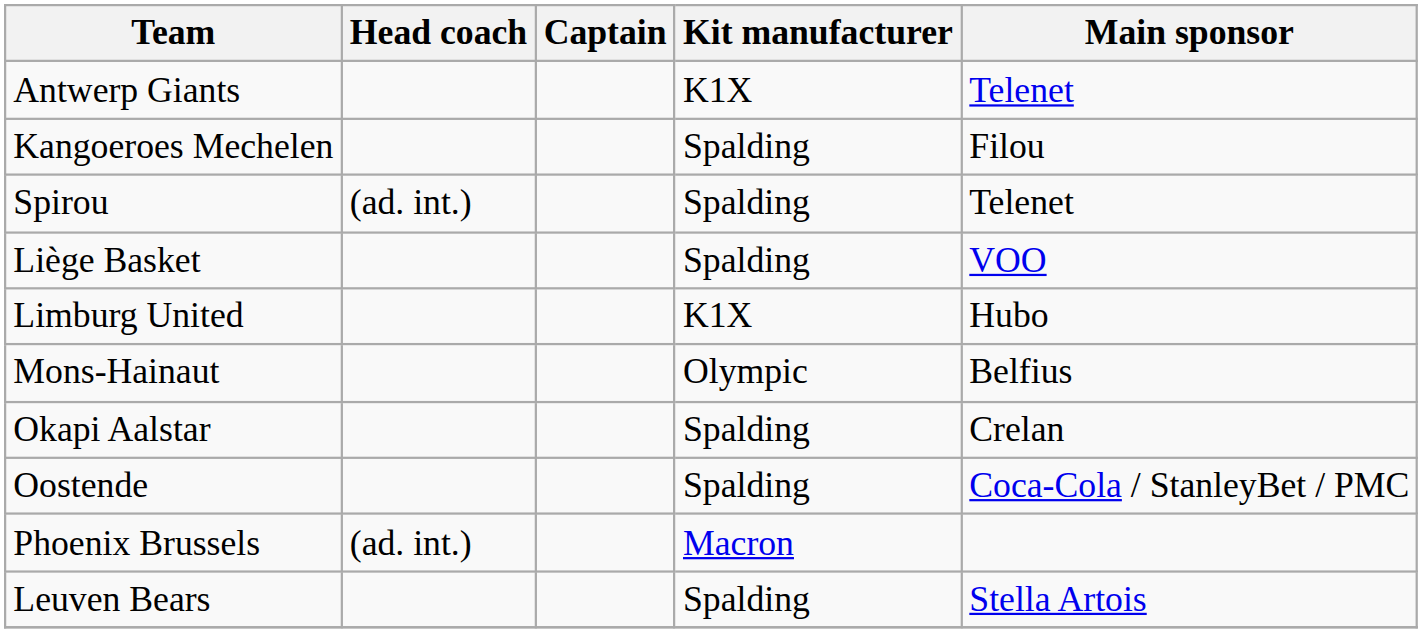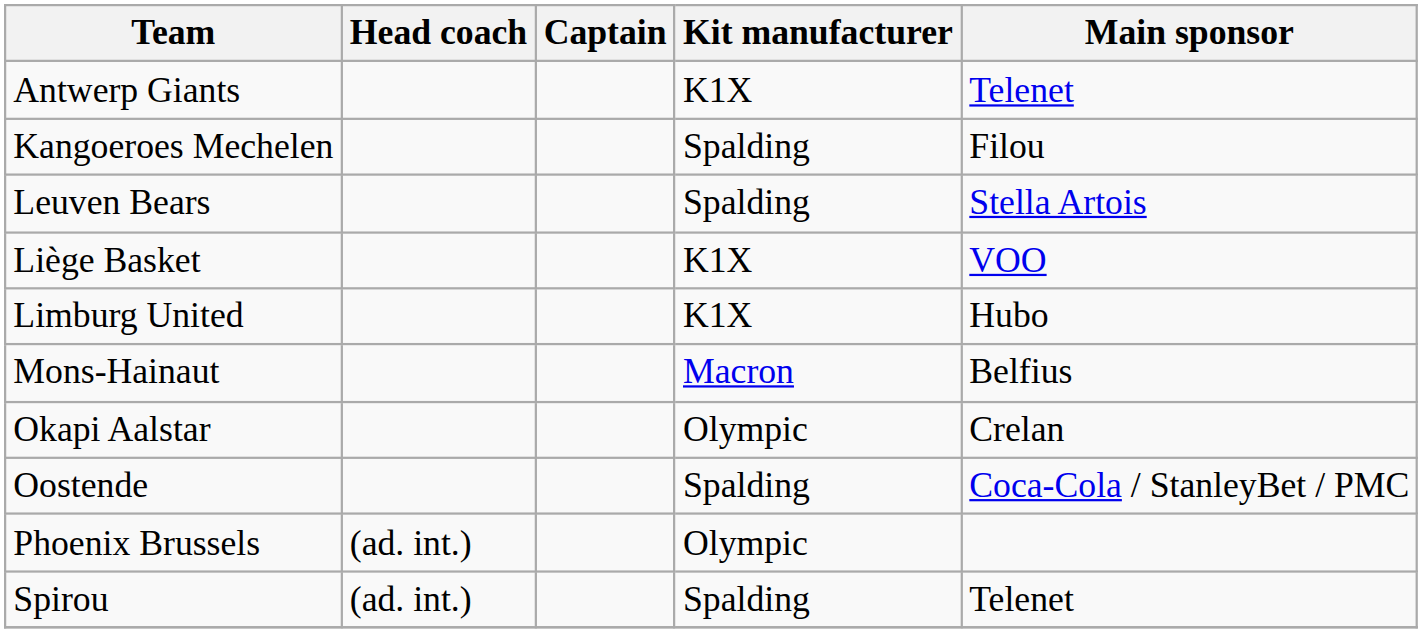rows swapped: (112, 598) <-> (61, 202)
(746, 259) Spalding -> (718, 259) K1X
(745, 372) Olympic -> (738, 372) Macron
(746, 428) Spalding -> (745, 428) Olympic
(738, 542) Macron -> (745, 542) Olympic
